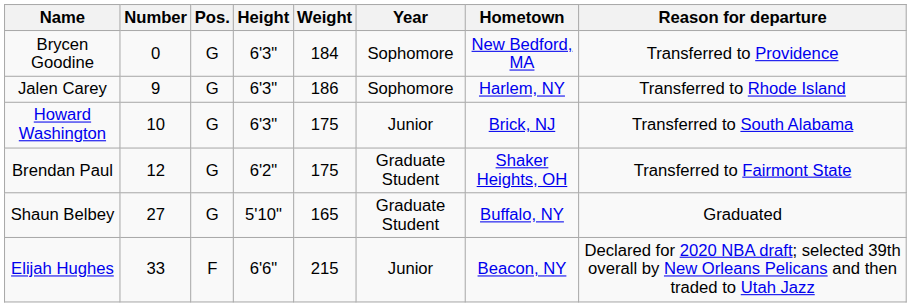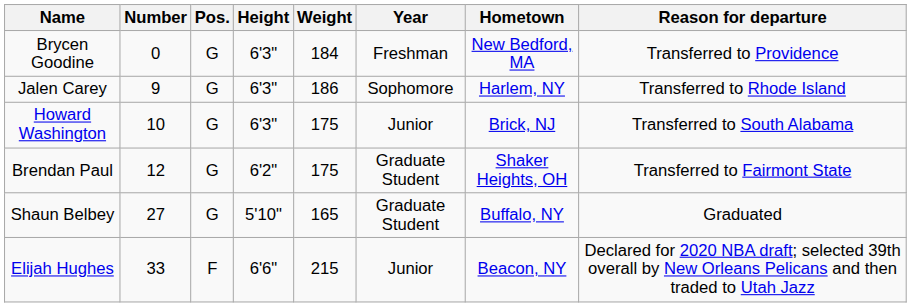(410, 53) Sophomore -> (410, 53) Freshman
